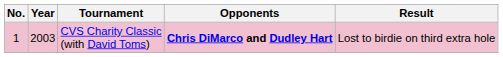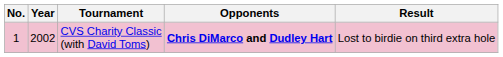(43, 38) 2003 -> (43, 38) 2002
